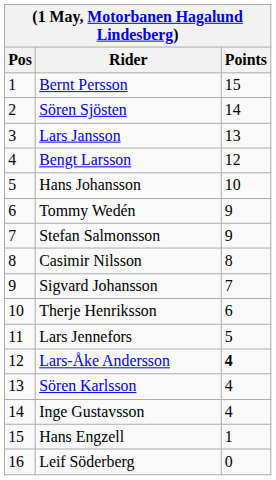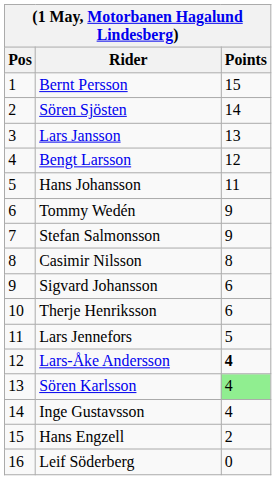(233, 185) 10 -> (232, 185) 11
(229, 286) 7 -> (229, 286) 6
(229, 386) no background -> (229, 386) lightgreen background
(229, 436) 1 -> (229, 436) 2
